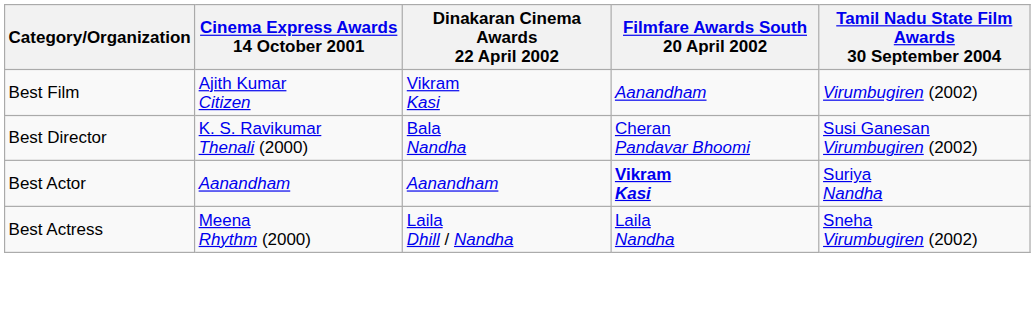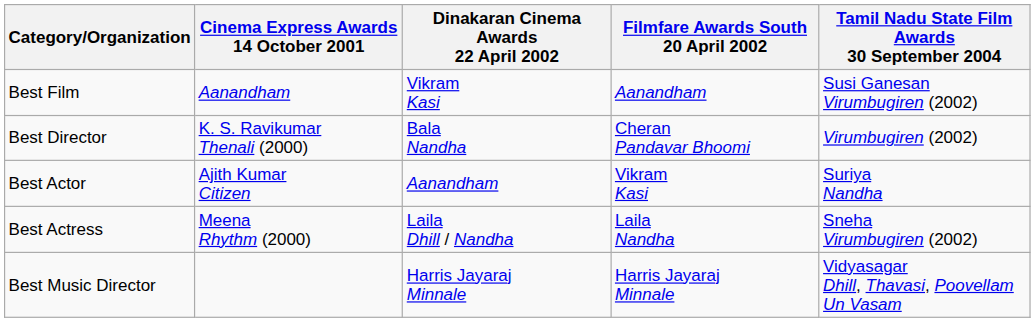(243, 92) Ajith Kumar Citizen -> (244, 92) Aanandham
(900, 92) Virumbugiren (2002) -> (900, 92) Susi Ganesan Virumbugiren (2002)
(900, 138) Susi Ganesan Virumbugiren (2002) -> (900, 138) Virumbugiren (2002)
(244, 184) Aanandham -> (243, 184) Ajith Kumar Citizen
(643, 184) bold -> (641, 184) normal
+ row: (82, 285)
